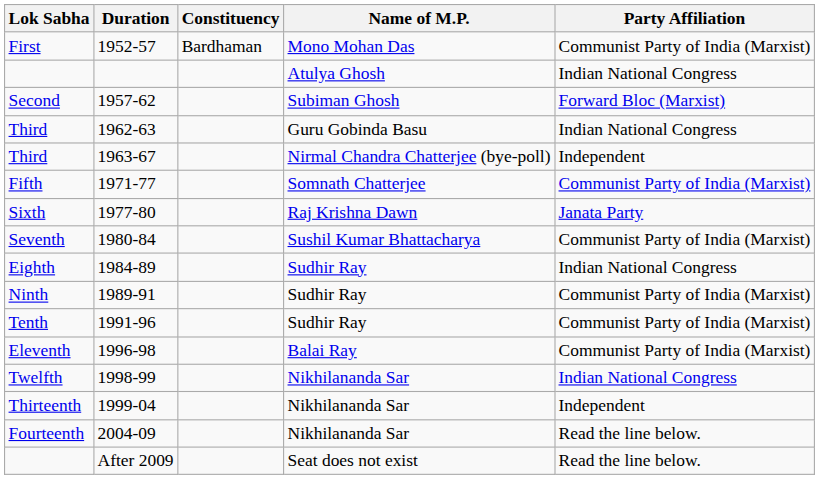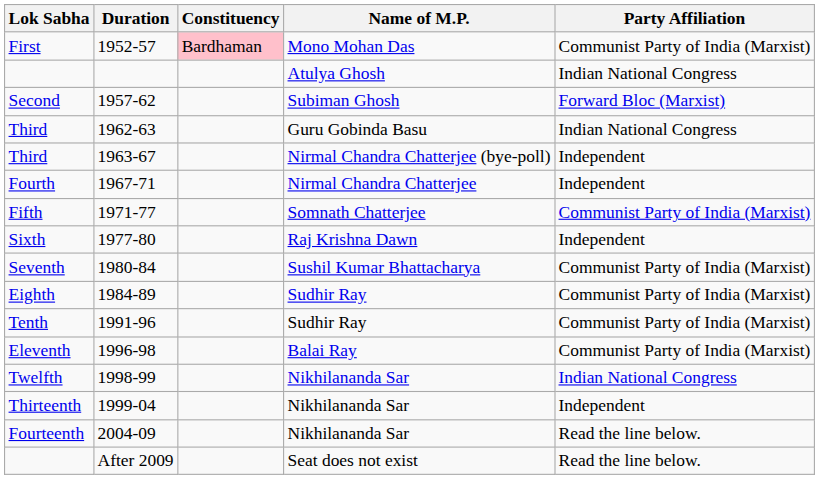(222, 45) no background -> (222, 45) pink background
+ row: (127, 184)
(601, 211) Janata Party -> (602, 239) Independent
(648, 267) Indian National Congress -> (684, 294) Communist Party of India (Marxist)
- row: (127, 294)
